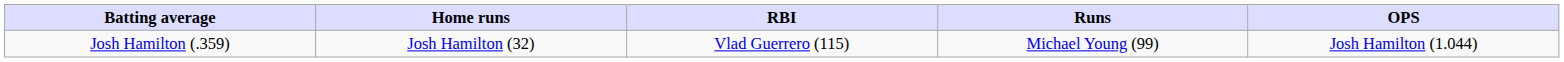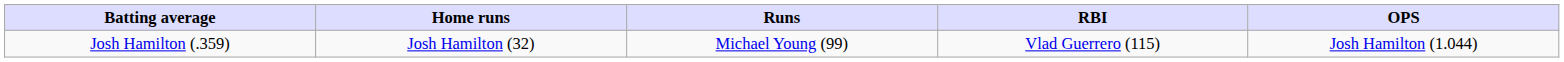columns swapped: (782, 17) <-> (1093, 17)
